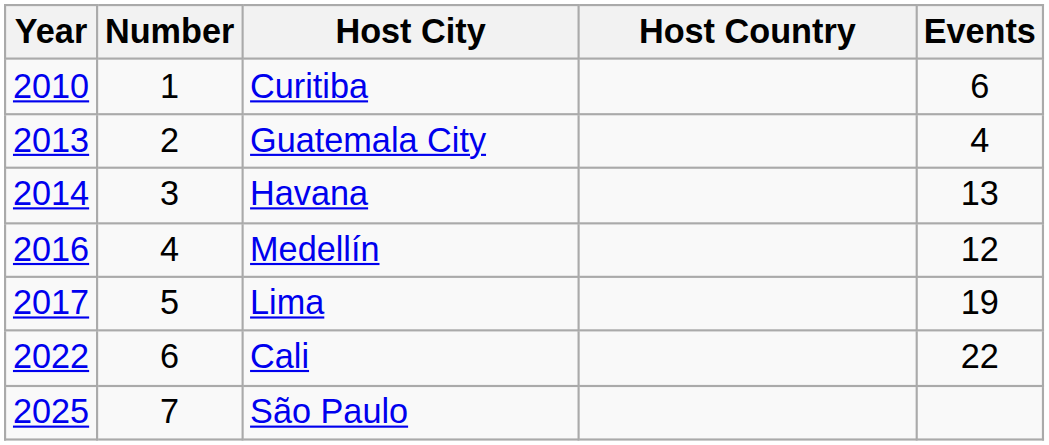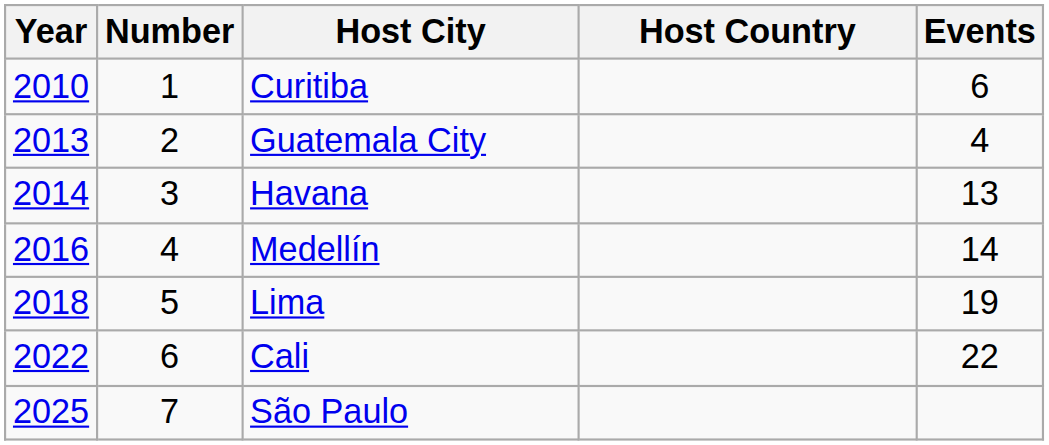(980, 248) 12 -> (980, 248) 14
(51, 303) 2017 -> (51, 303) 2018
